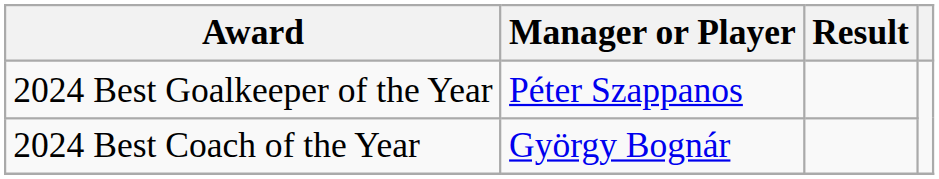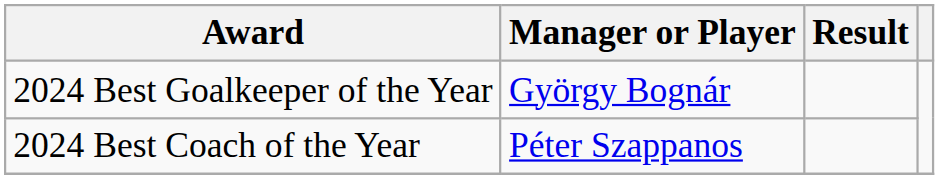(626, 88) Péter Szappanos -> (620, 88) György Bognár
(620, 145) György Bognár -> (626, 145) Péter Szappanos
